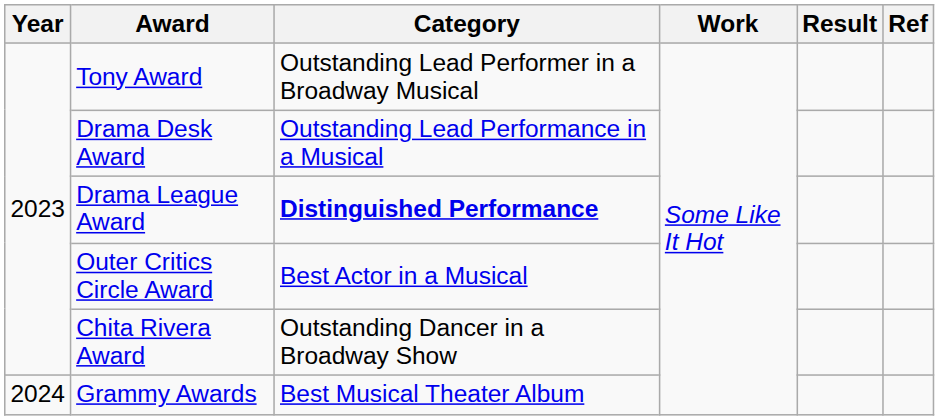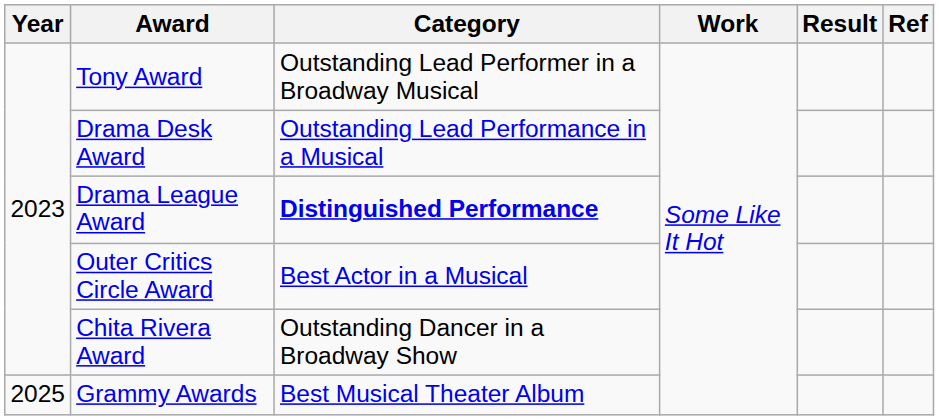(38, 394) 2024 -> (38, 394) 2025
